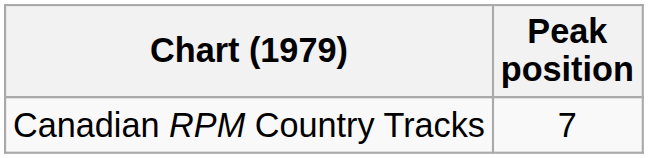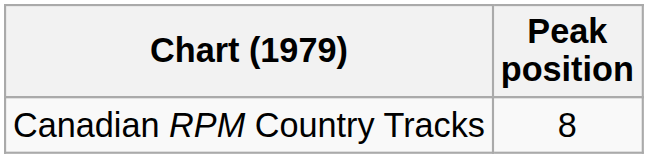(567, 124) 7 -> (567, 124) 8
